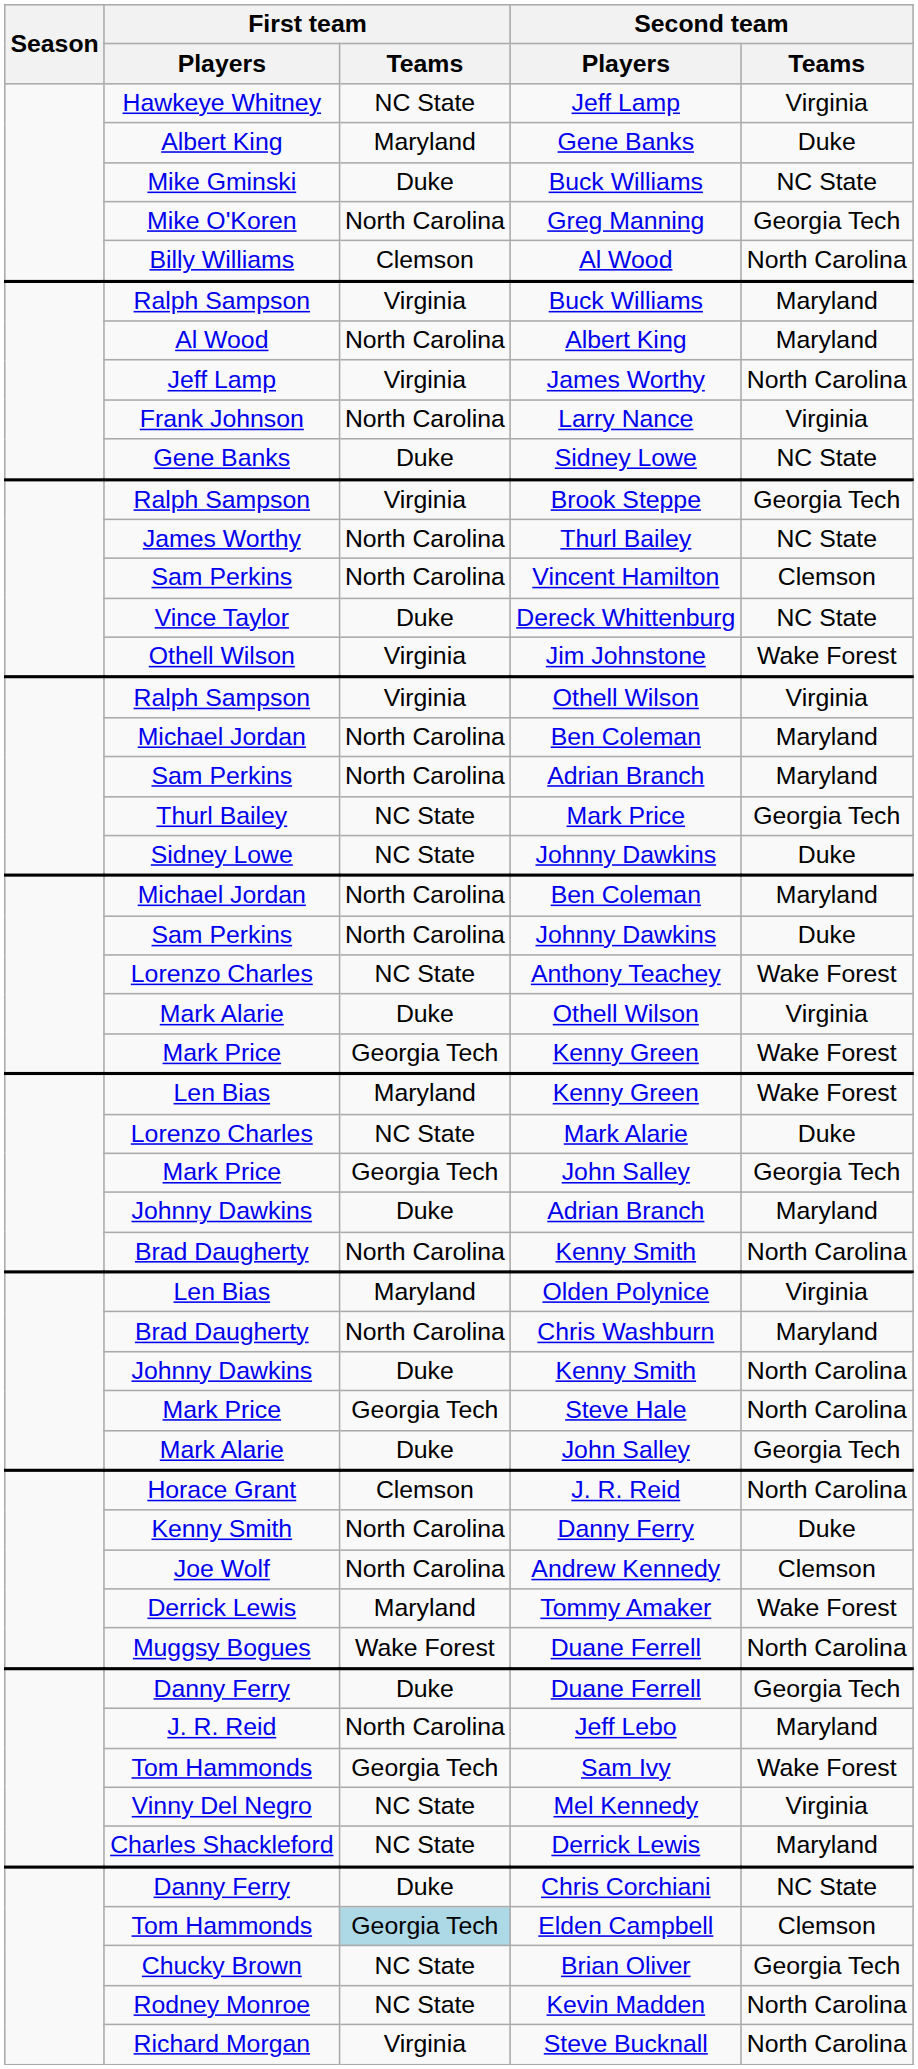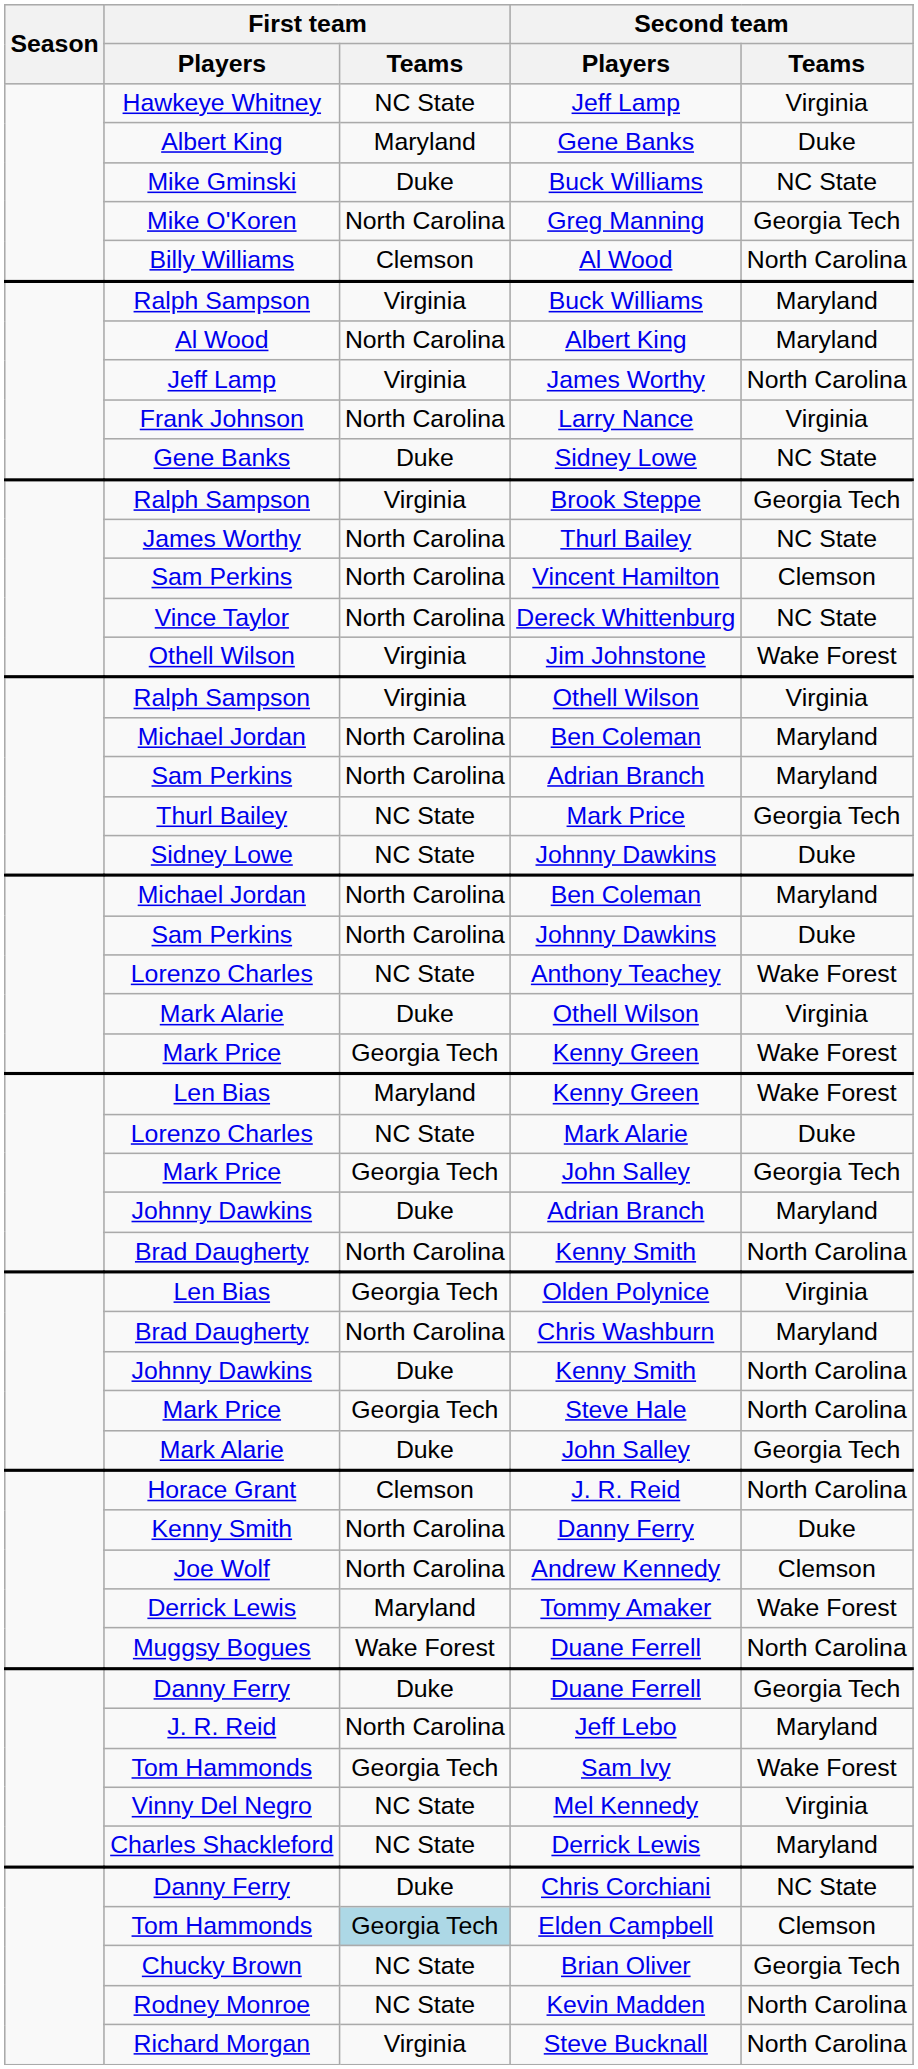(425, 617) Duke -> (425, 617) North Carolina
(425, 1292) Maryland -> (425, 1292) Georgia Tech
